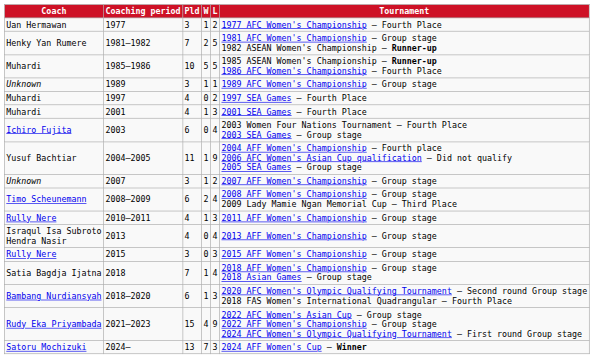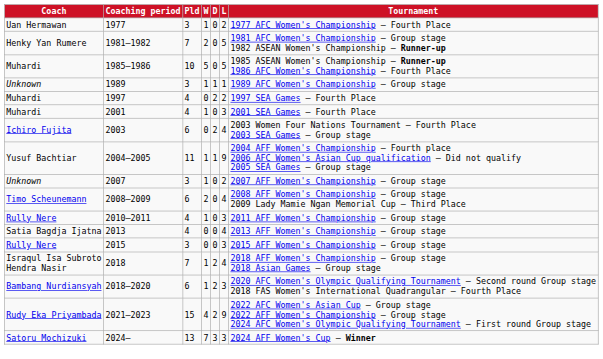+ column: (215, 11)
(54, 236) Israqul Isa Subroto Hendra Nasir -> (54, 231) Satia Bagdja Ijatna
(54, 273) Satia Bagdja Ijatna -> (54, 263) Israqul Isa Subroto Hendra Nasir
